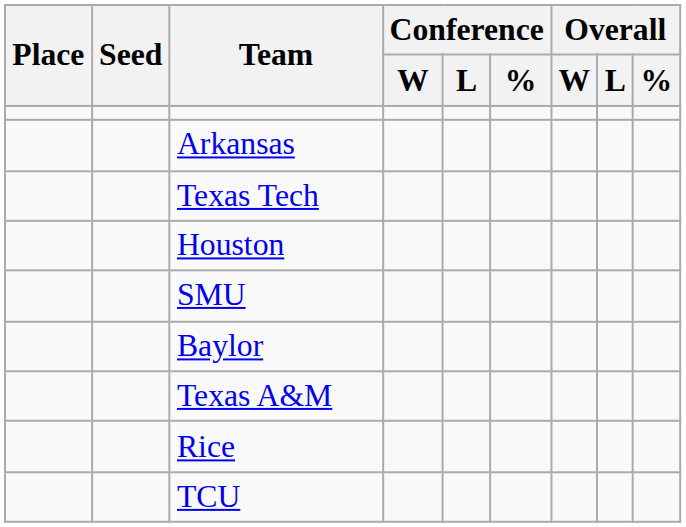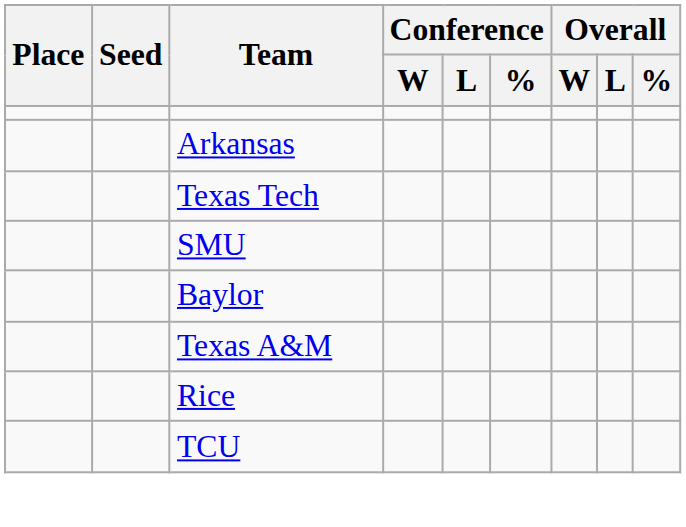- row: (231, 245)
